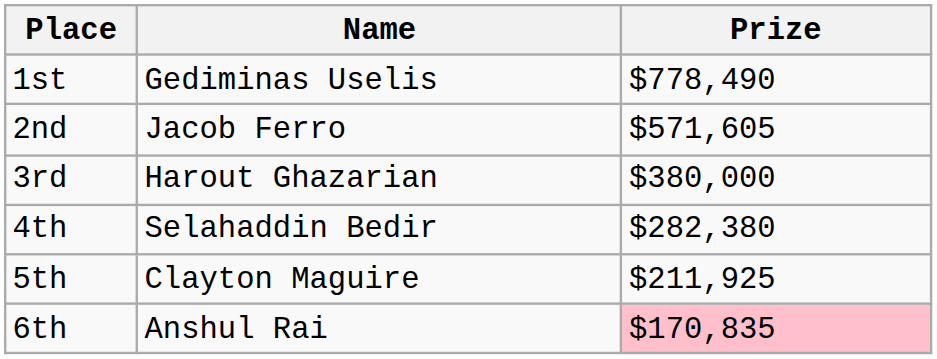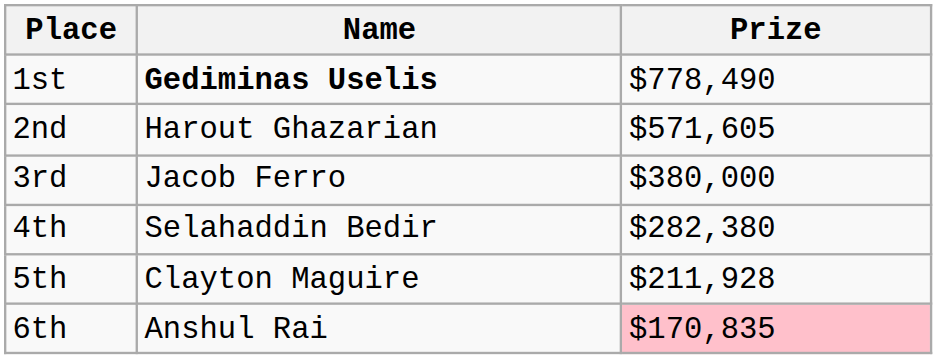(291, 80) normal -> (291, 80) bold
(245, 130) Jacob Ferro -> (291, 130) Harout Ghazarian
(291, 179) Harout Ghazarian -> (245, 179) Jacob Ferro
(702, 279) $211,925 -> (702, 279) $211,928
